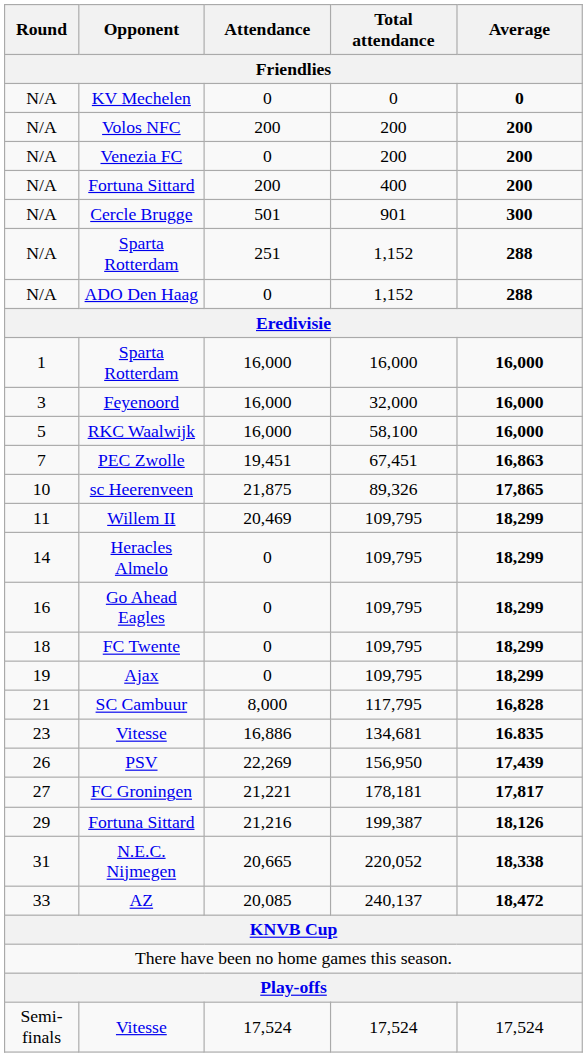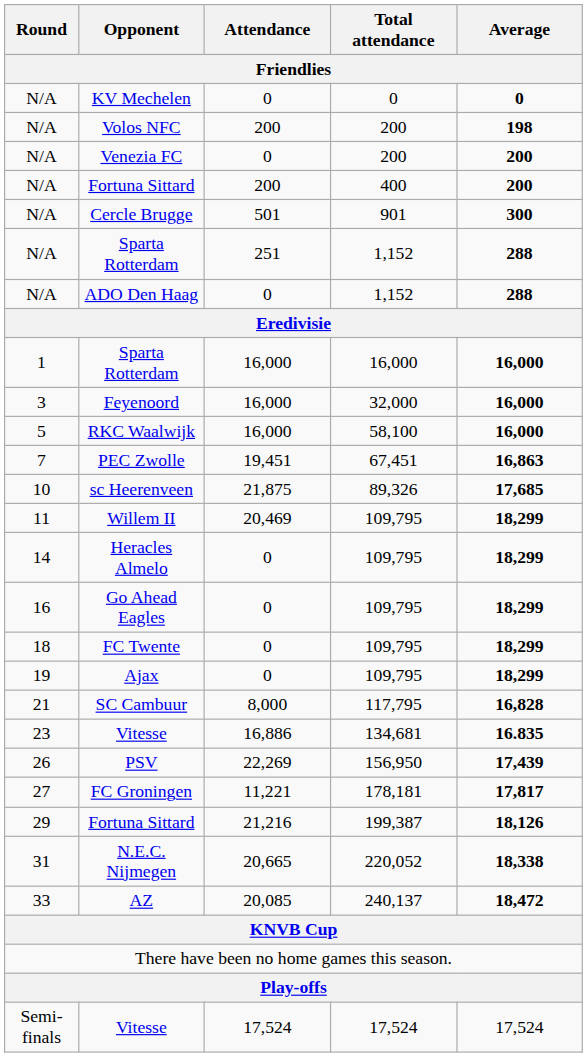(519, 127) 200 -> (519, 127) 198
(519, 488) 17,865 -> (519, 488) 17,685
(267, 792) 21,221 -> (267, 792) 11,221
